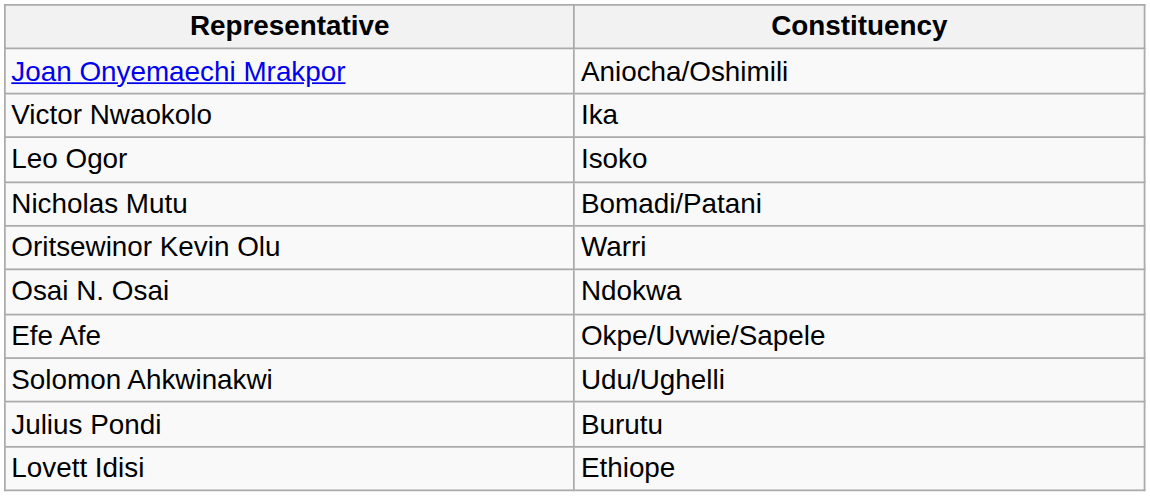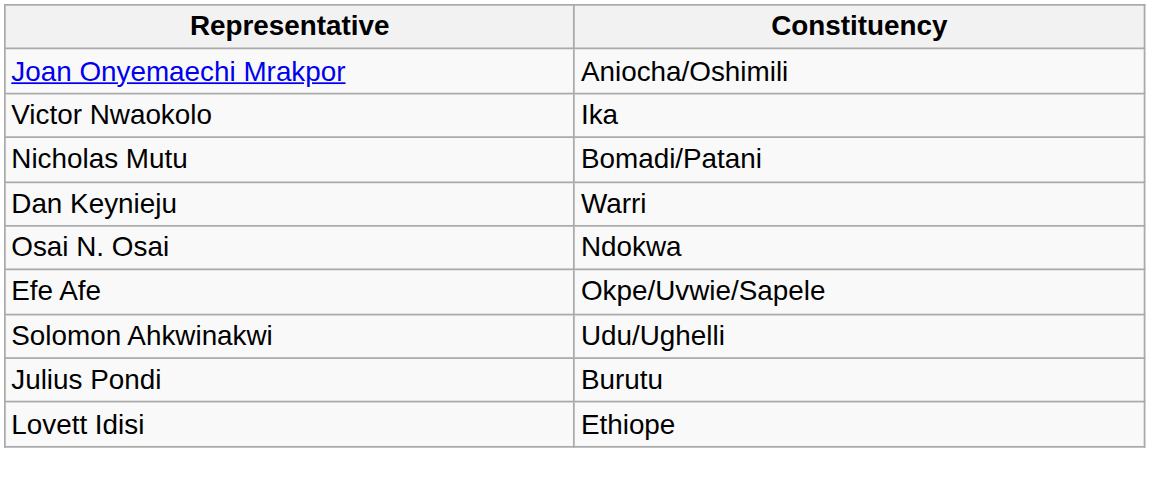- row: (69, 159)
- row: (146, 247)
+ row: (94, 203)
